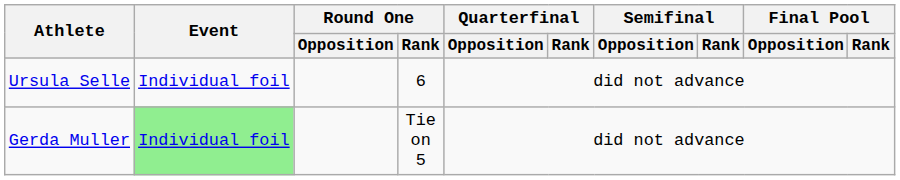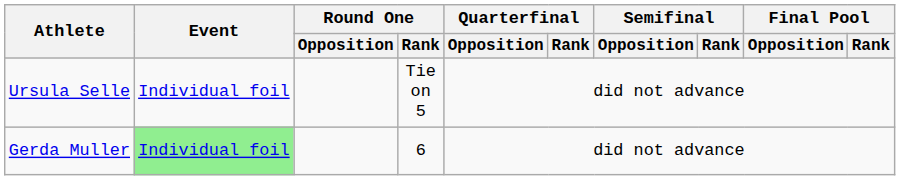(421, 82) 6 -> (421, 92) Tie on 5
(421, 141) Tie on 5 -> (421, 151) 6
